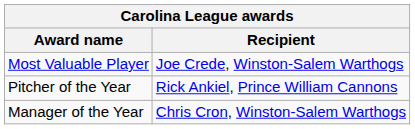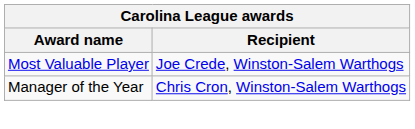- row: (69, 87)
